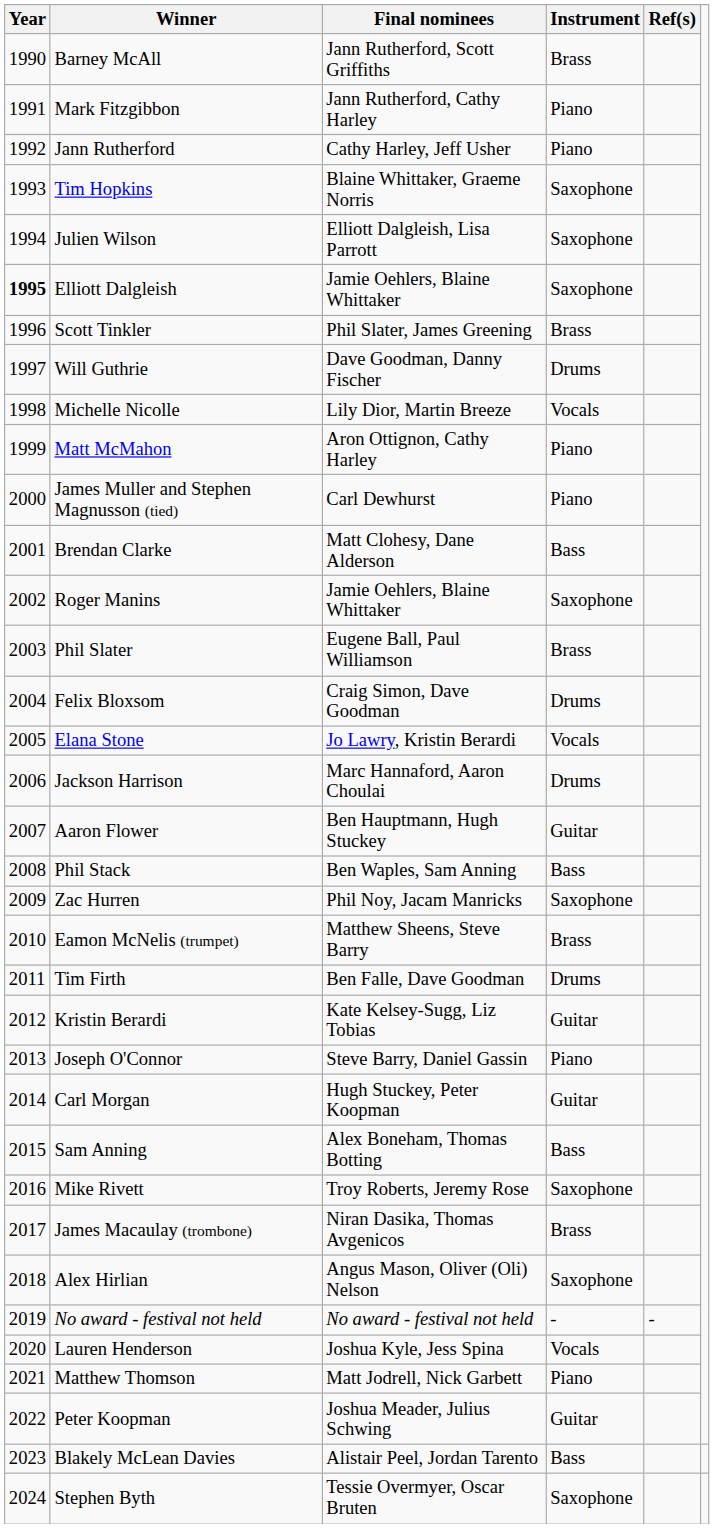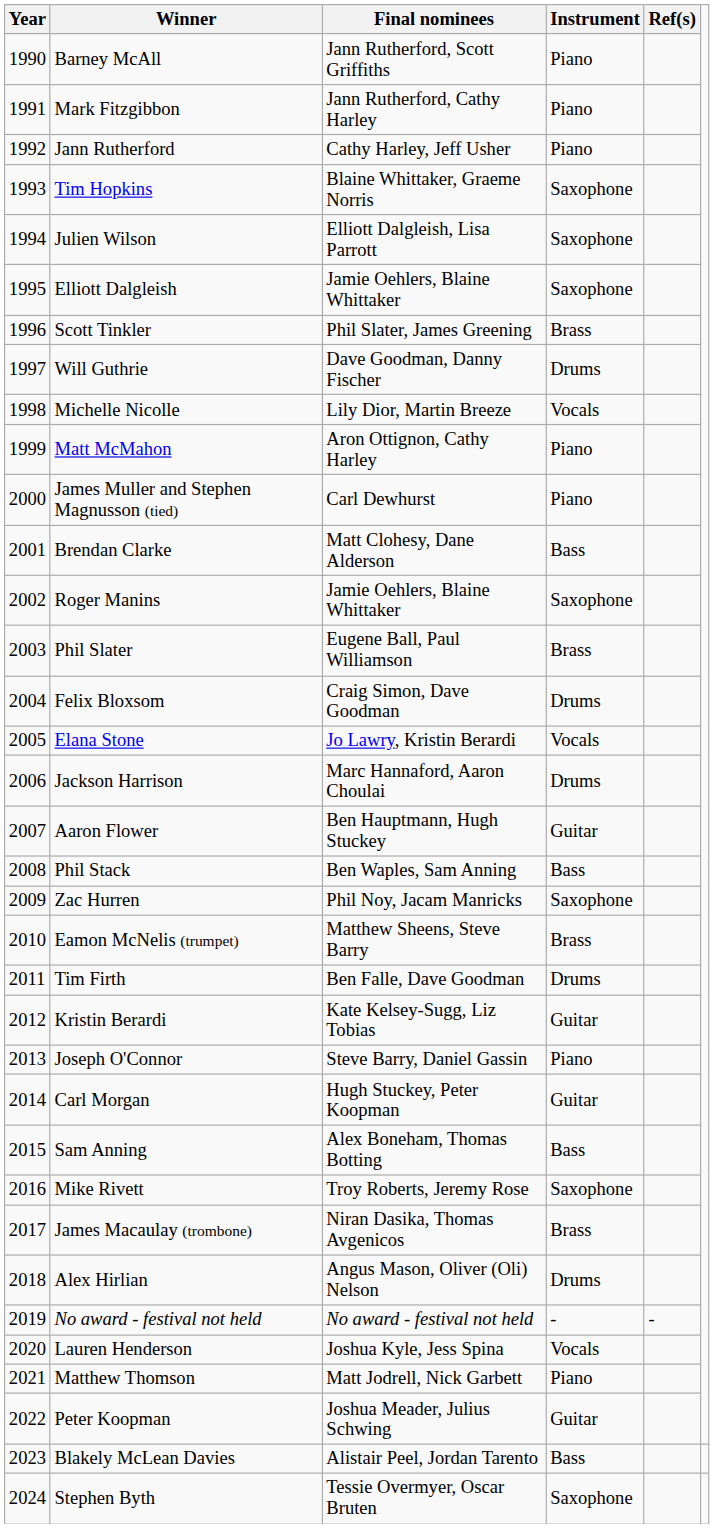(571, 59) Brass -> (571, 59) Piano
(27, 289) bold -> (27, 289) normal
(591, 1279) Saxophone -> (575, 1279) Drums
